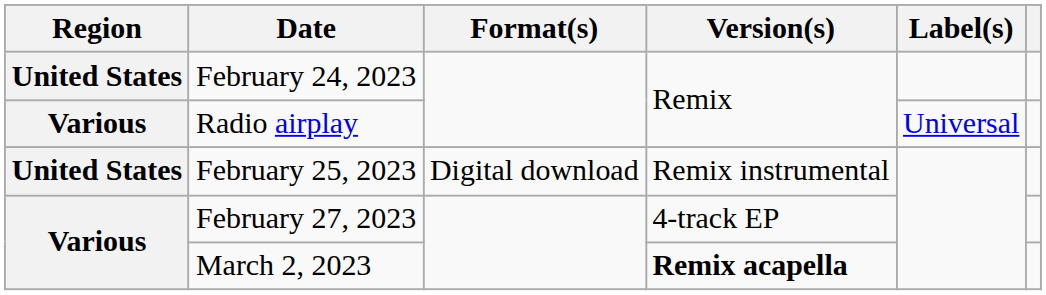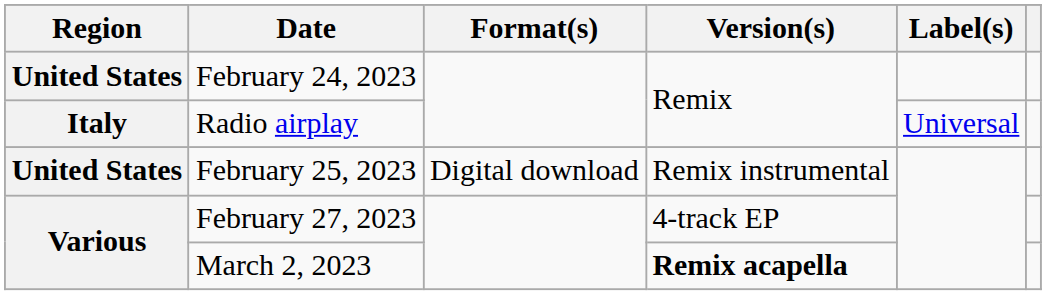(97, 123) Various -> (97, 123) Italy
